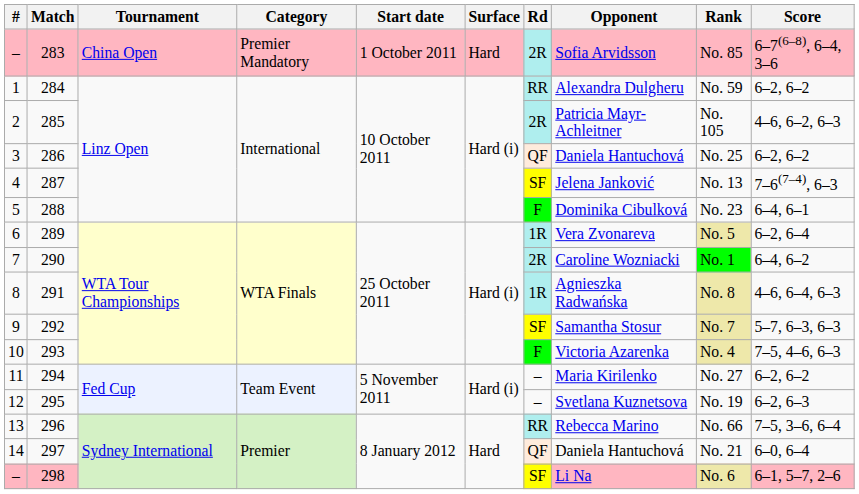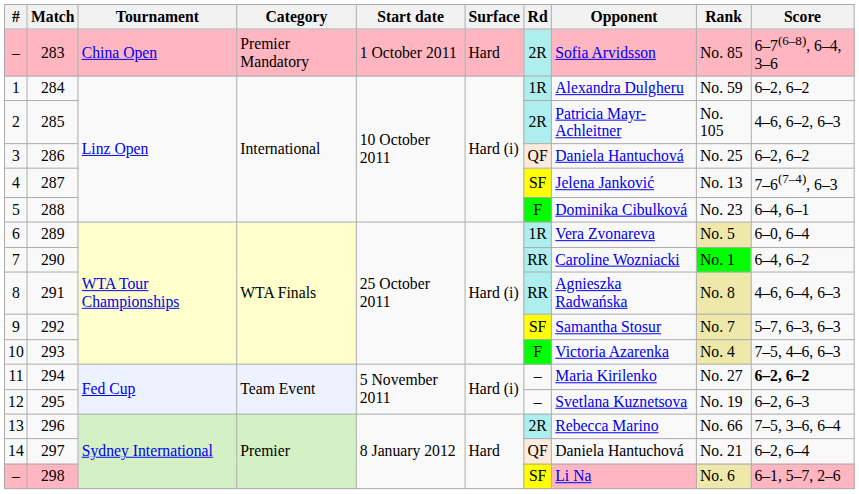(538, 88) RR -> (538, 88) 1R
(782, 234) 6–2, 6–4 -> (782, 234) 6–0, 6–4
(538, 259) 2R -> (538, 259) RR
(538, 293) 1R -> (538, 293) RR
(782, 376) normal -> (782, 376) bold
(538, 426) RR -> (538, 426) 2R
(782, 451) 6–0, 6–4 -> (782, 451) 6–2, 6–4
